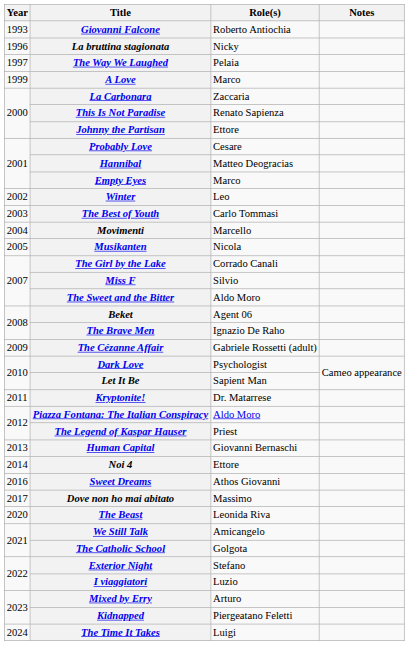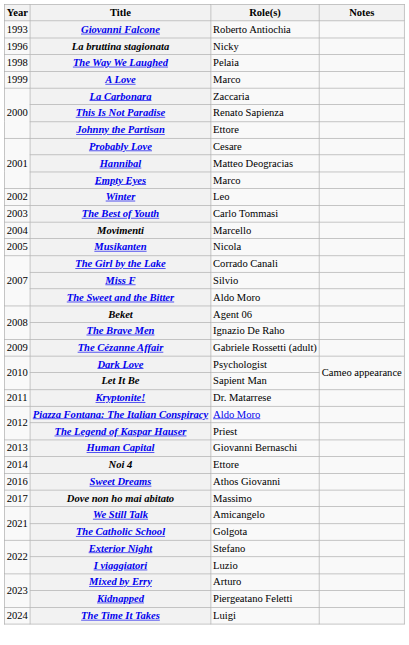(17, 63) 1997 -> (17, 63) 1998
- row: (120, 515)
